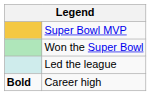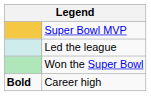rows swapped: (94, 47) <-> (80, 64)
